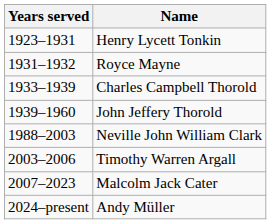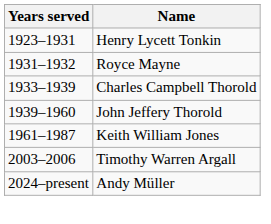+ row: (158, 135)
- row: (179, 135)
- row: (157, 183)
